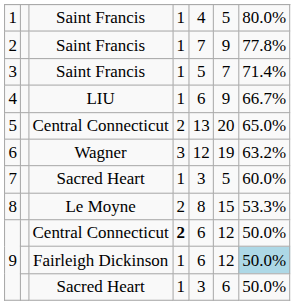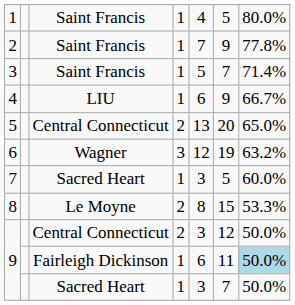(181, 233) bold -> (181, 233) normal
(201, 233) 6 -> (201, 233) 3
(226, 260) 12 -> (226, 260) 11
(226, 286) 6 -> (226, 286) 7
